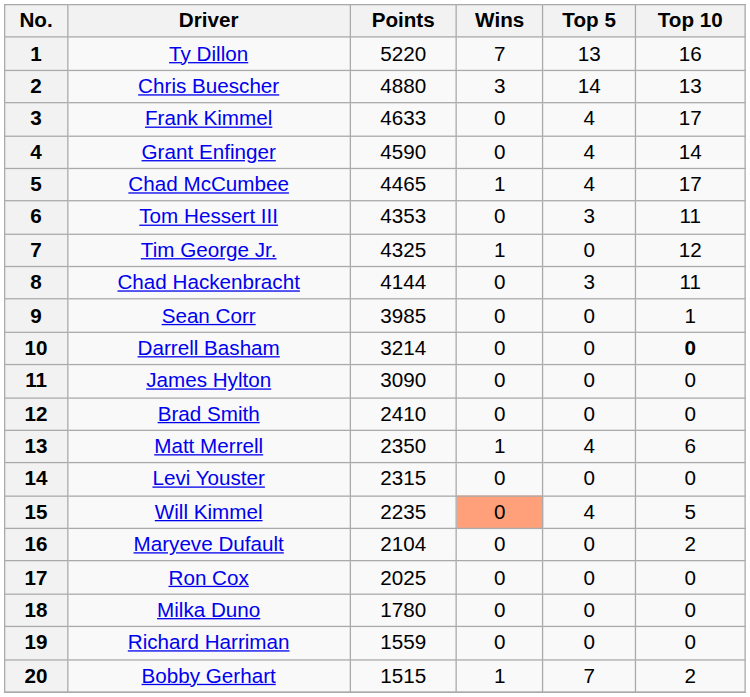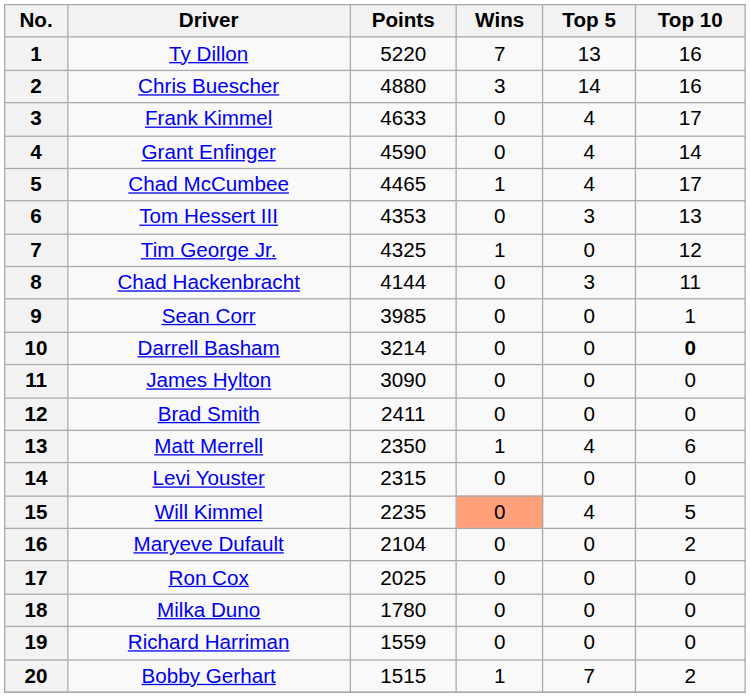(690, 86) 13 -> (690, 86) 16
(690, 217) 11 -> (690, 217) 13
(403, 413) 2410 -> (403, 413) 2411
